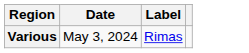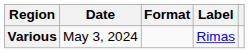+ column: (167, 15)
